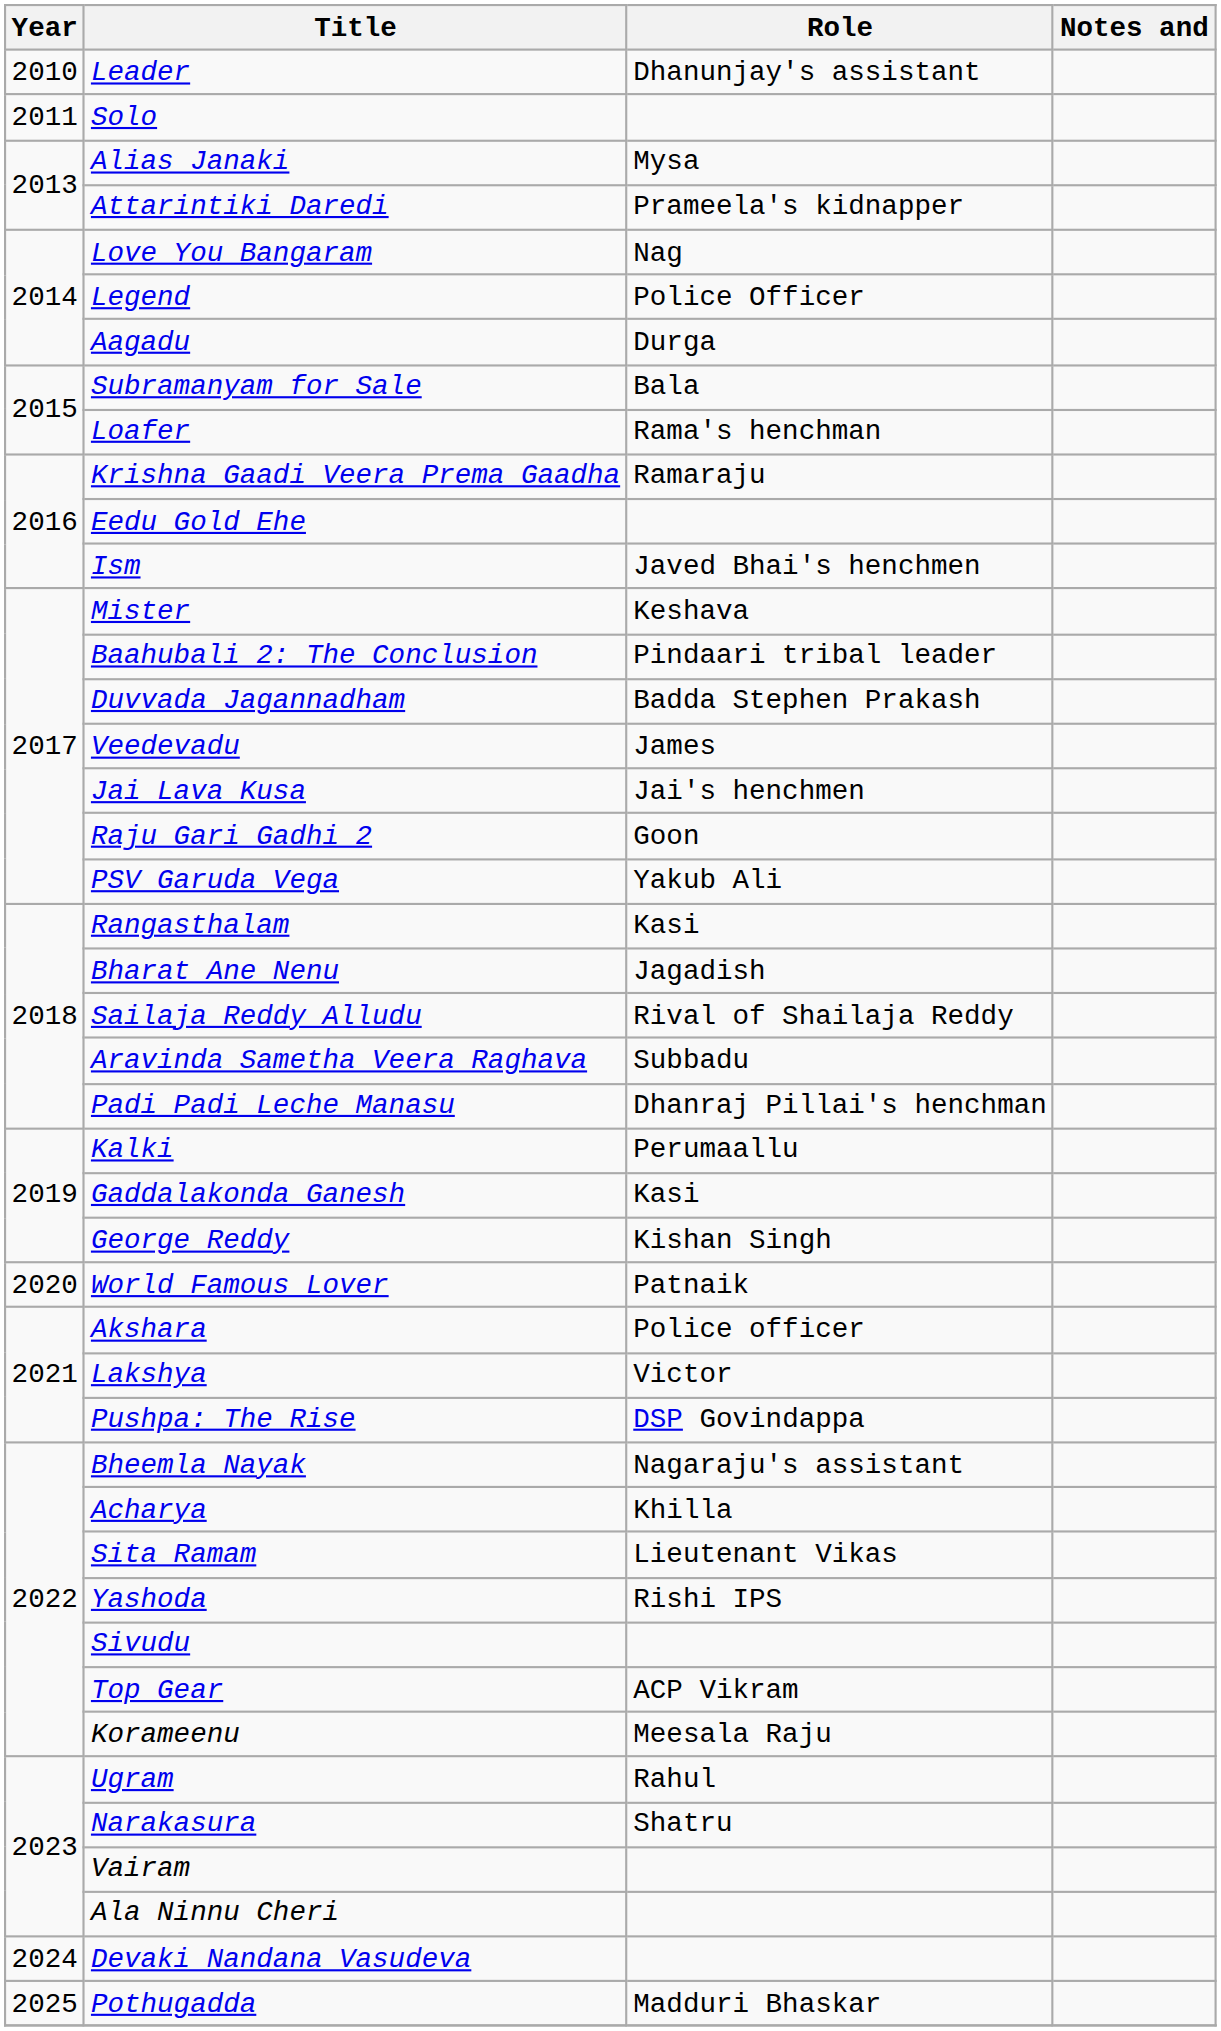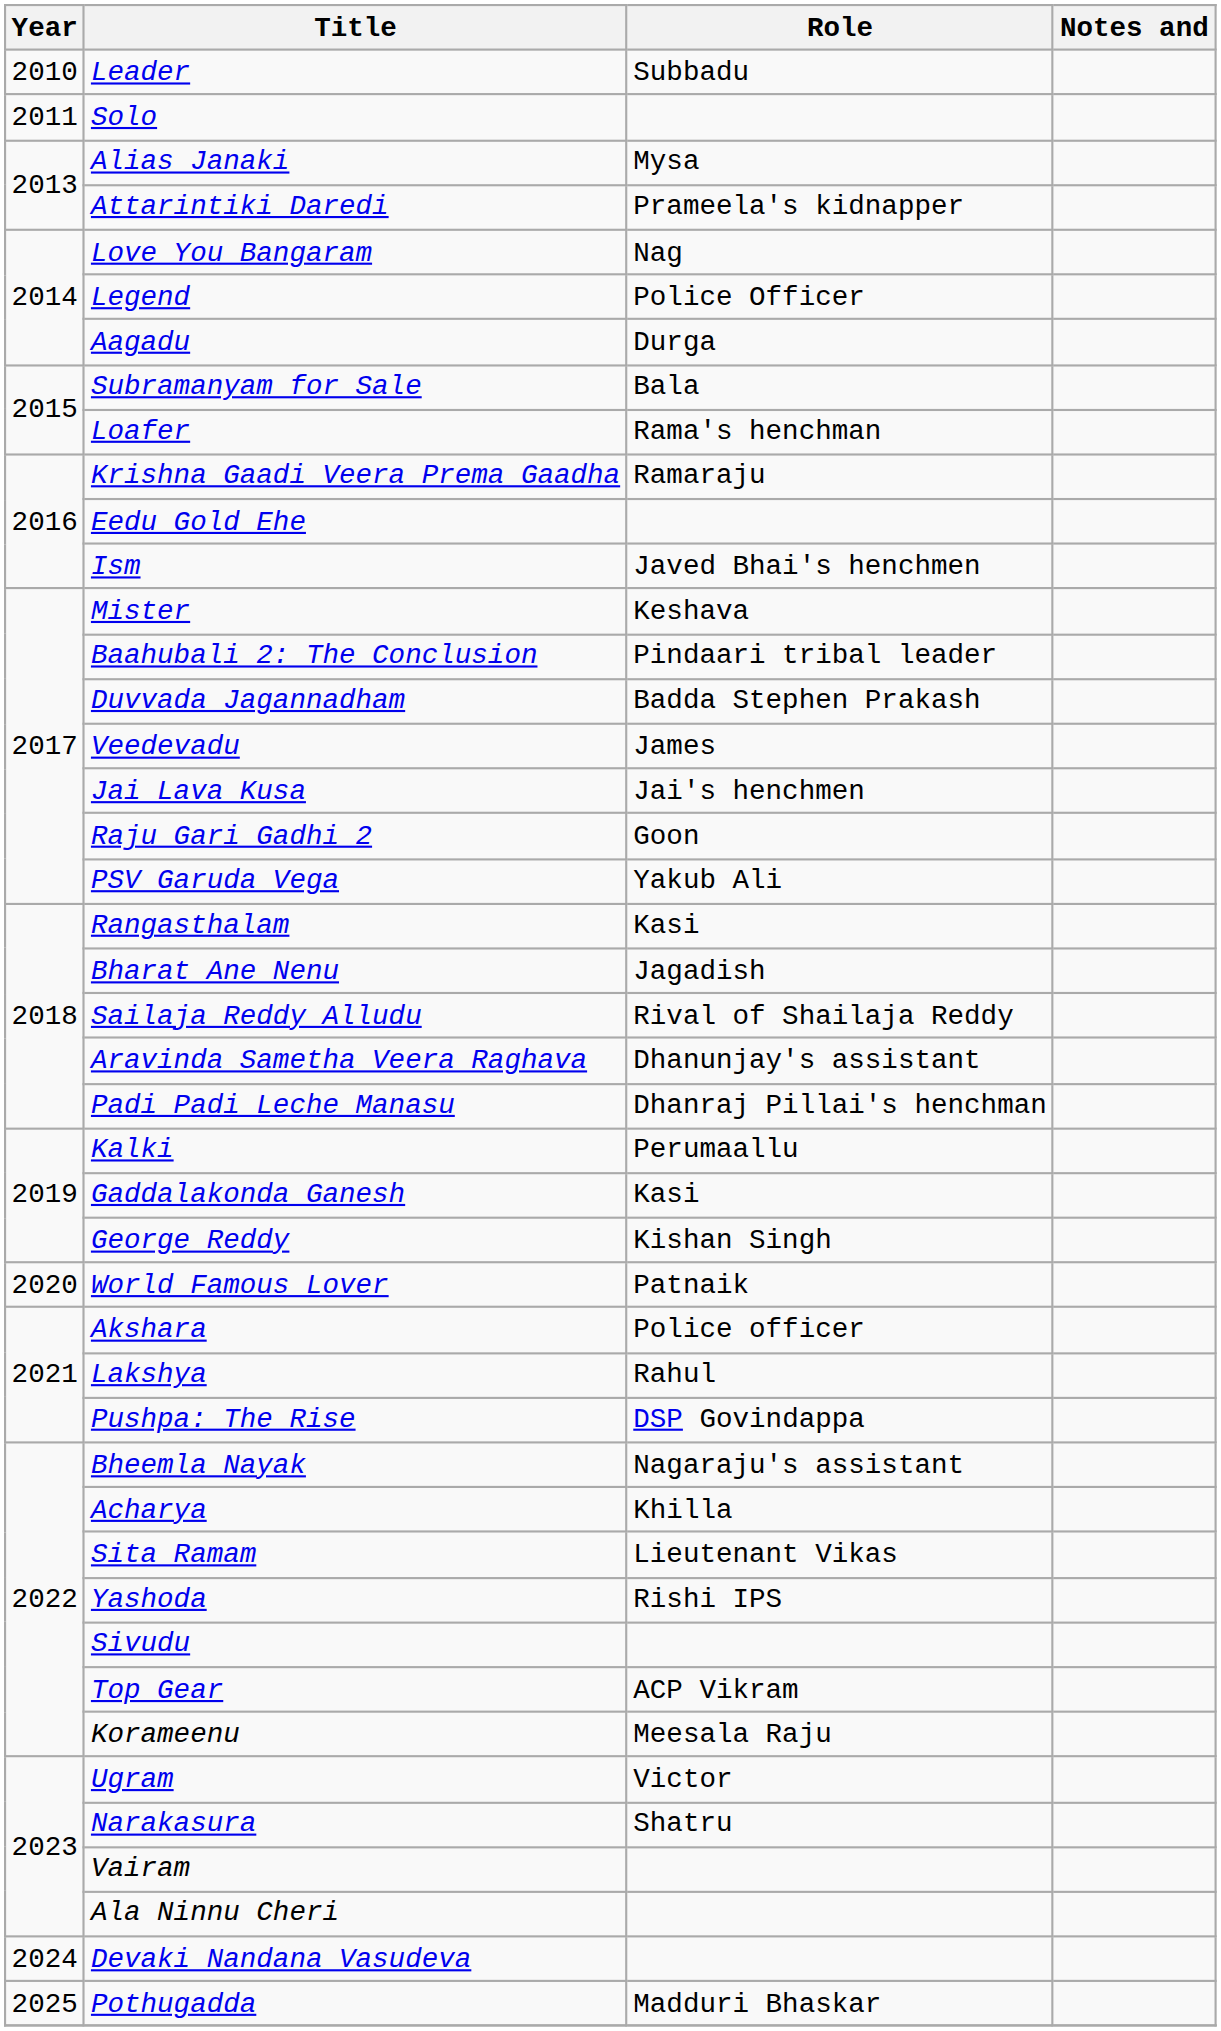(807, 72) Dhanunjay's assistant -> (691, 72) Subbadu
(691, 1061) Subbadu -> (807, 1061) Dhanunjay's assistant
(683, 1375) Victor -> (675, 1375) Rahul
(675, 1779) Rahul -> (683, 1779) Victor
